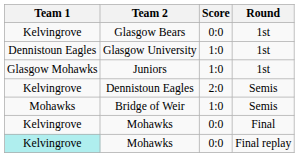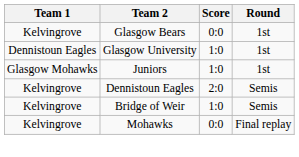(52, 106) Mohawks -> (52, 106) Kelvingrove
- row: (150, 124)
(52, 143) paleturquoise background -> (52, 124) no background
